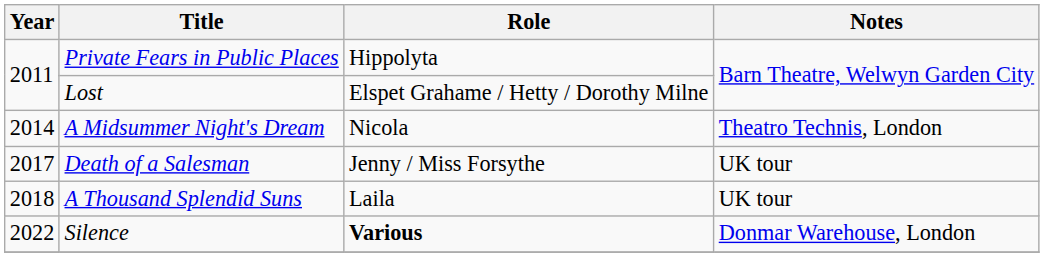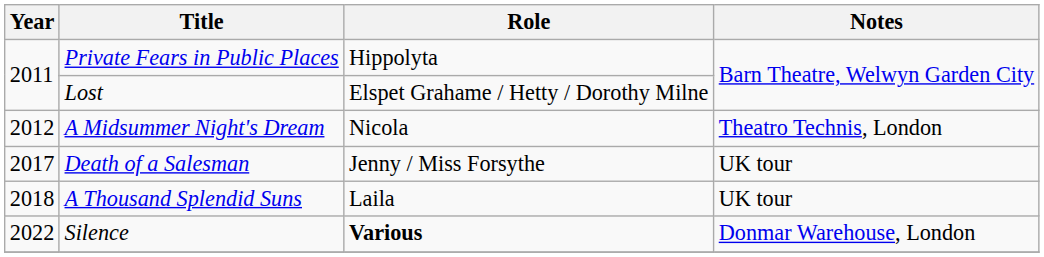(32, 127) 2014 -> (32, 127) 2012
